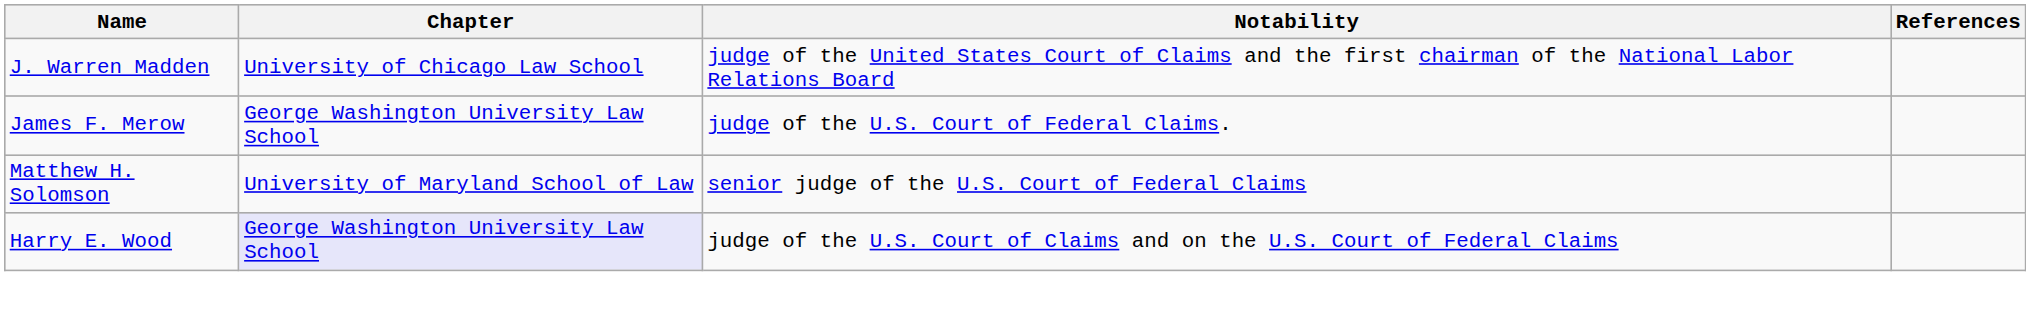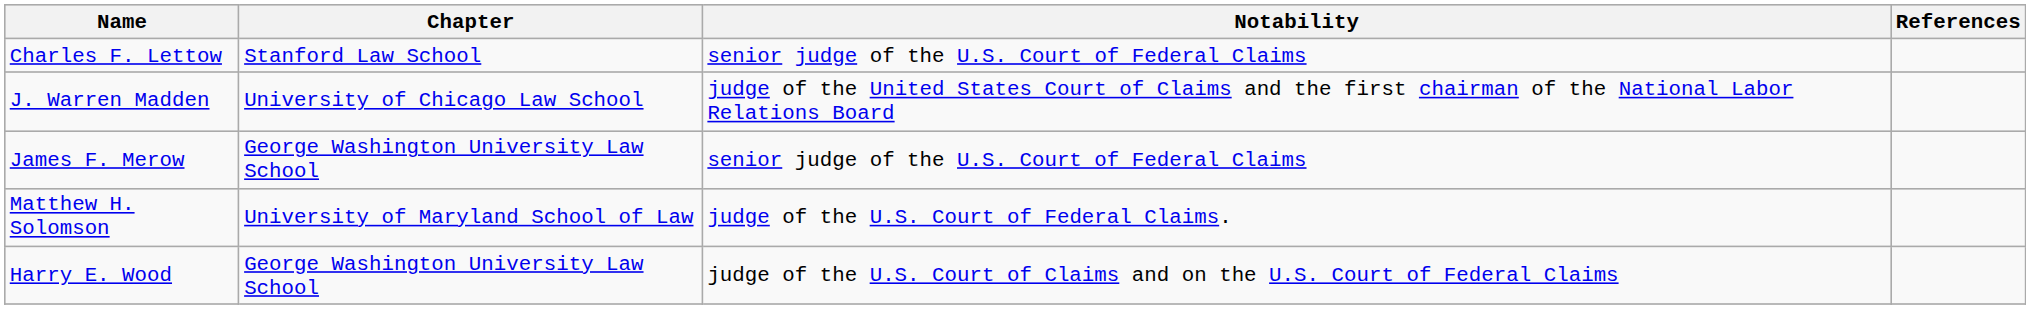+ row: (116, 56)
(970, 126) judge of the U.S. Court of Federal Claims. -> (1007, 159) senior judge of the U.S. Court of Federal Claims
(1007, 183) senior judge of the U.S. Court of Federal Claims -> (970, 217) judge of the U.S. Court of Federal Claims.
(444, 241) lavender background -> (444, 275) no background
